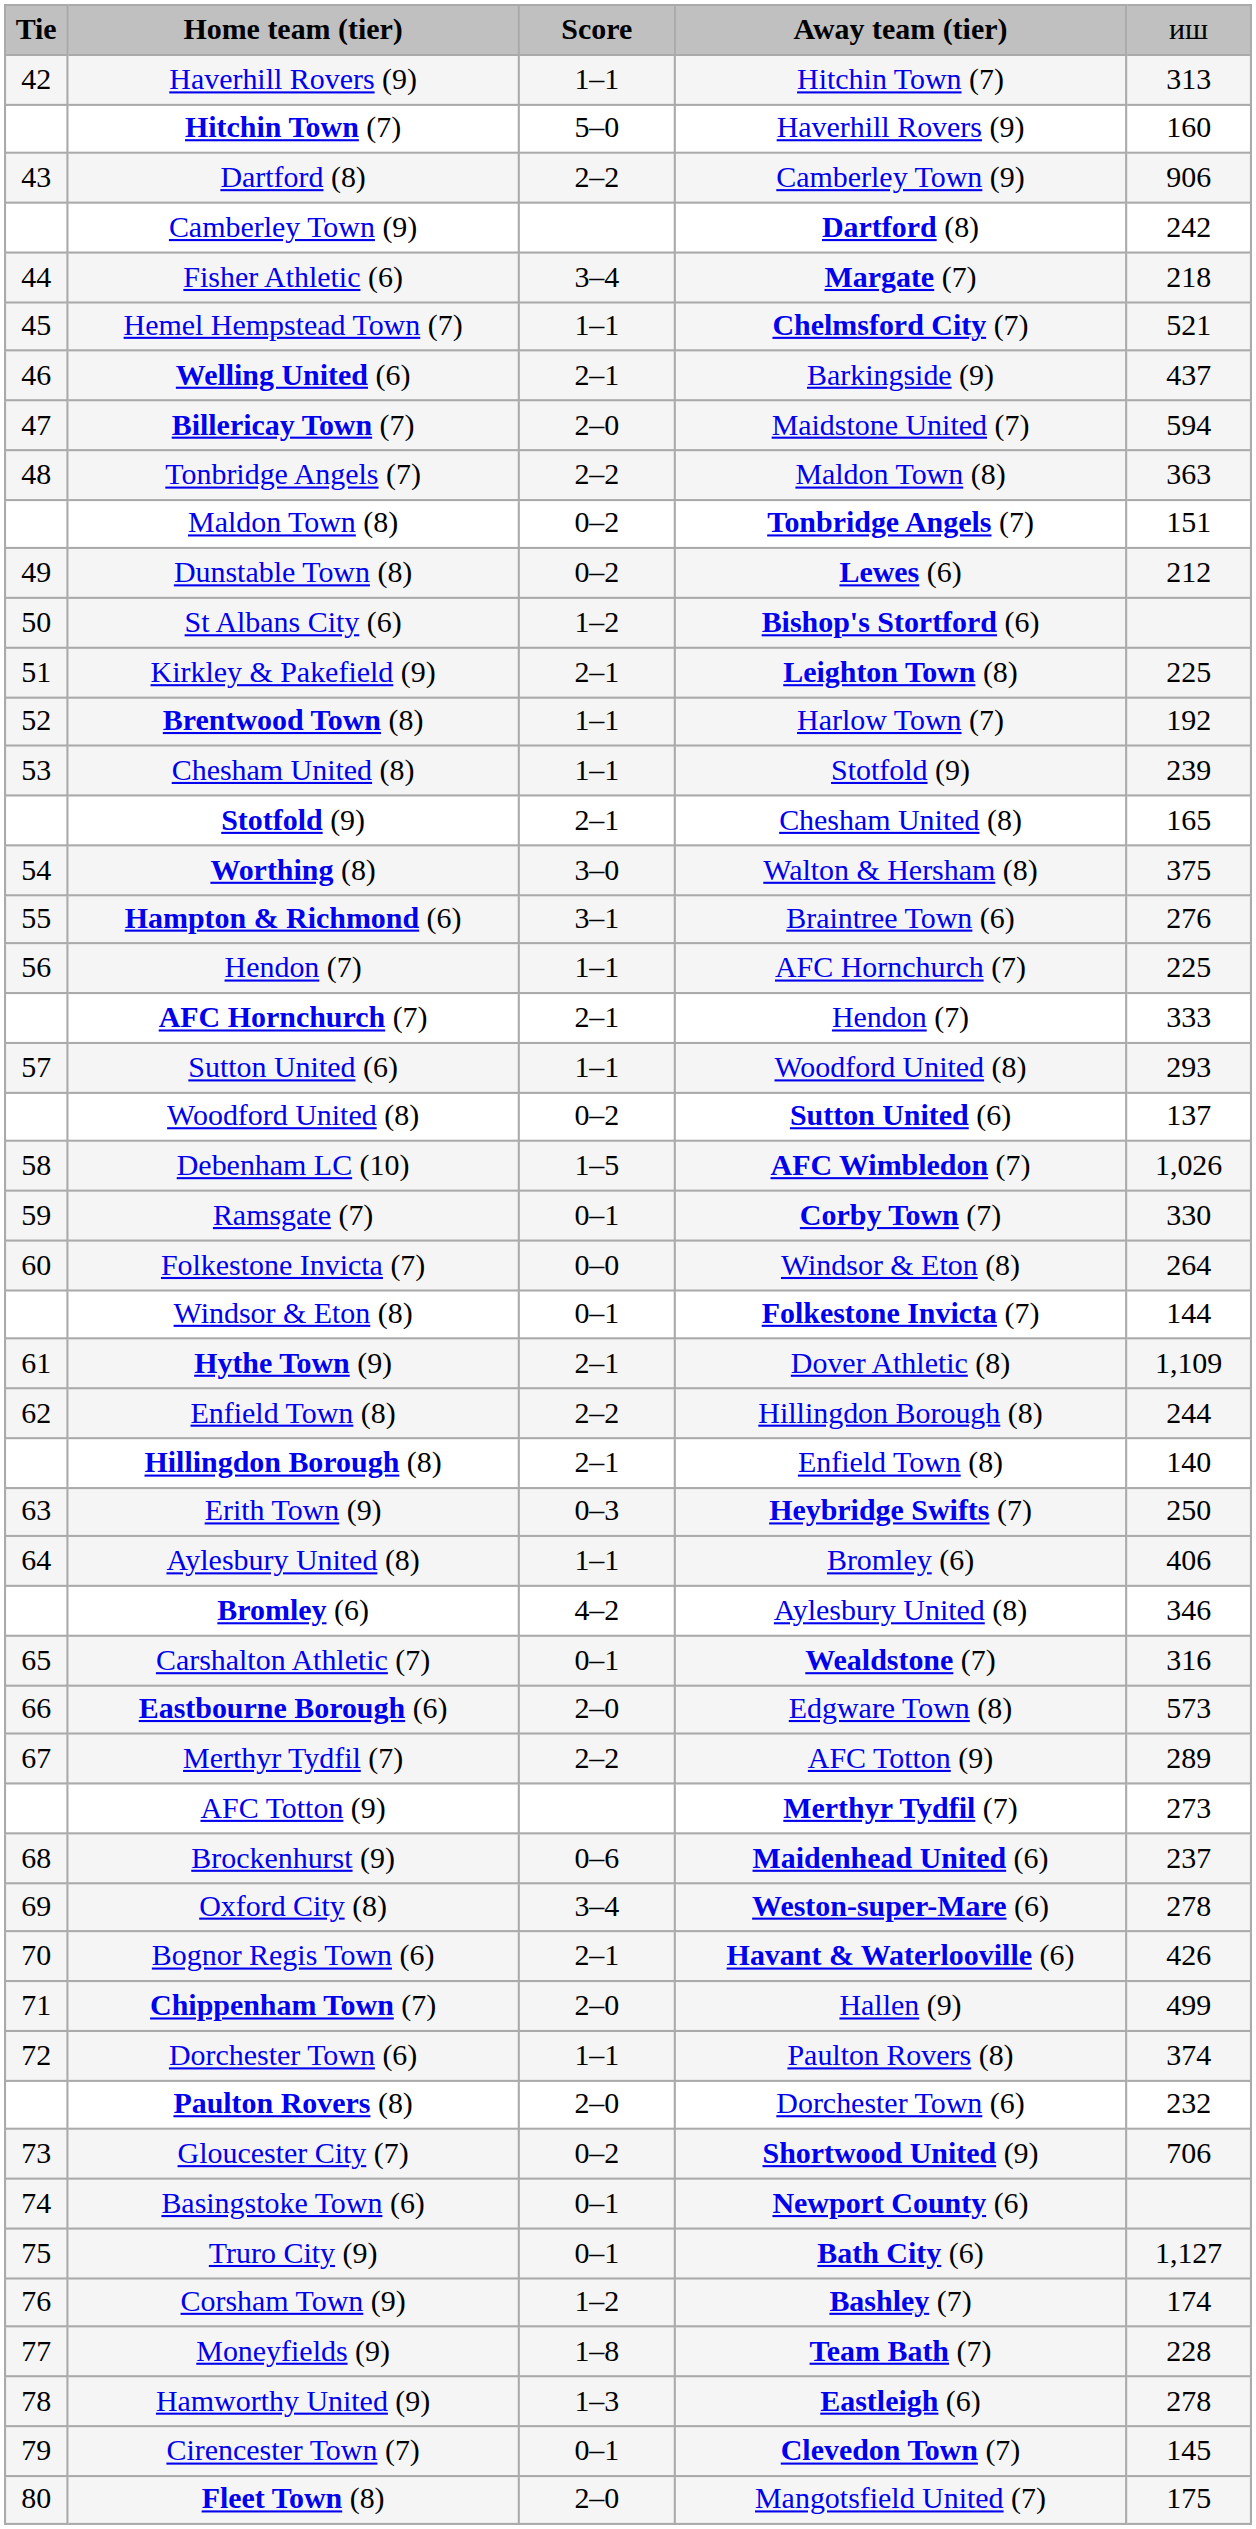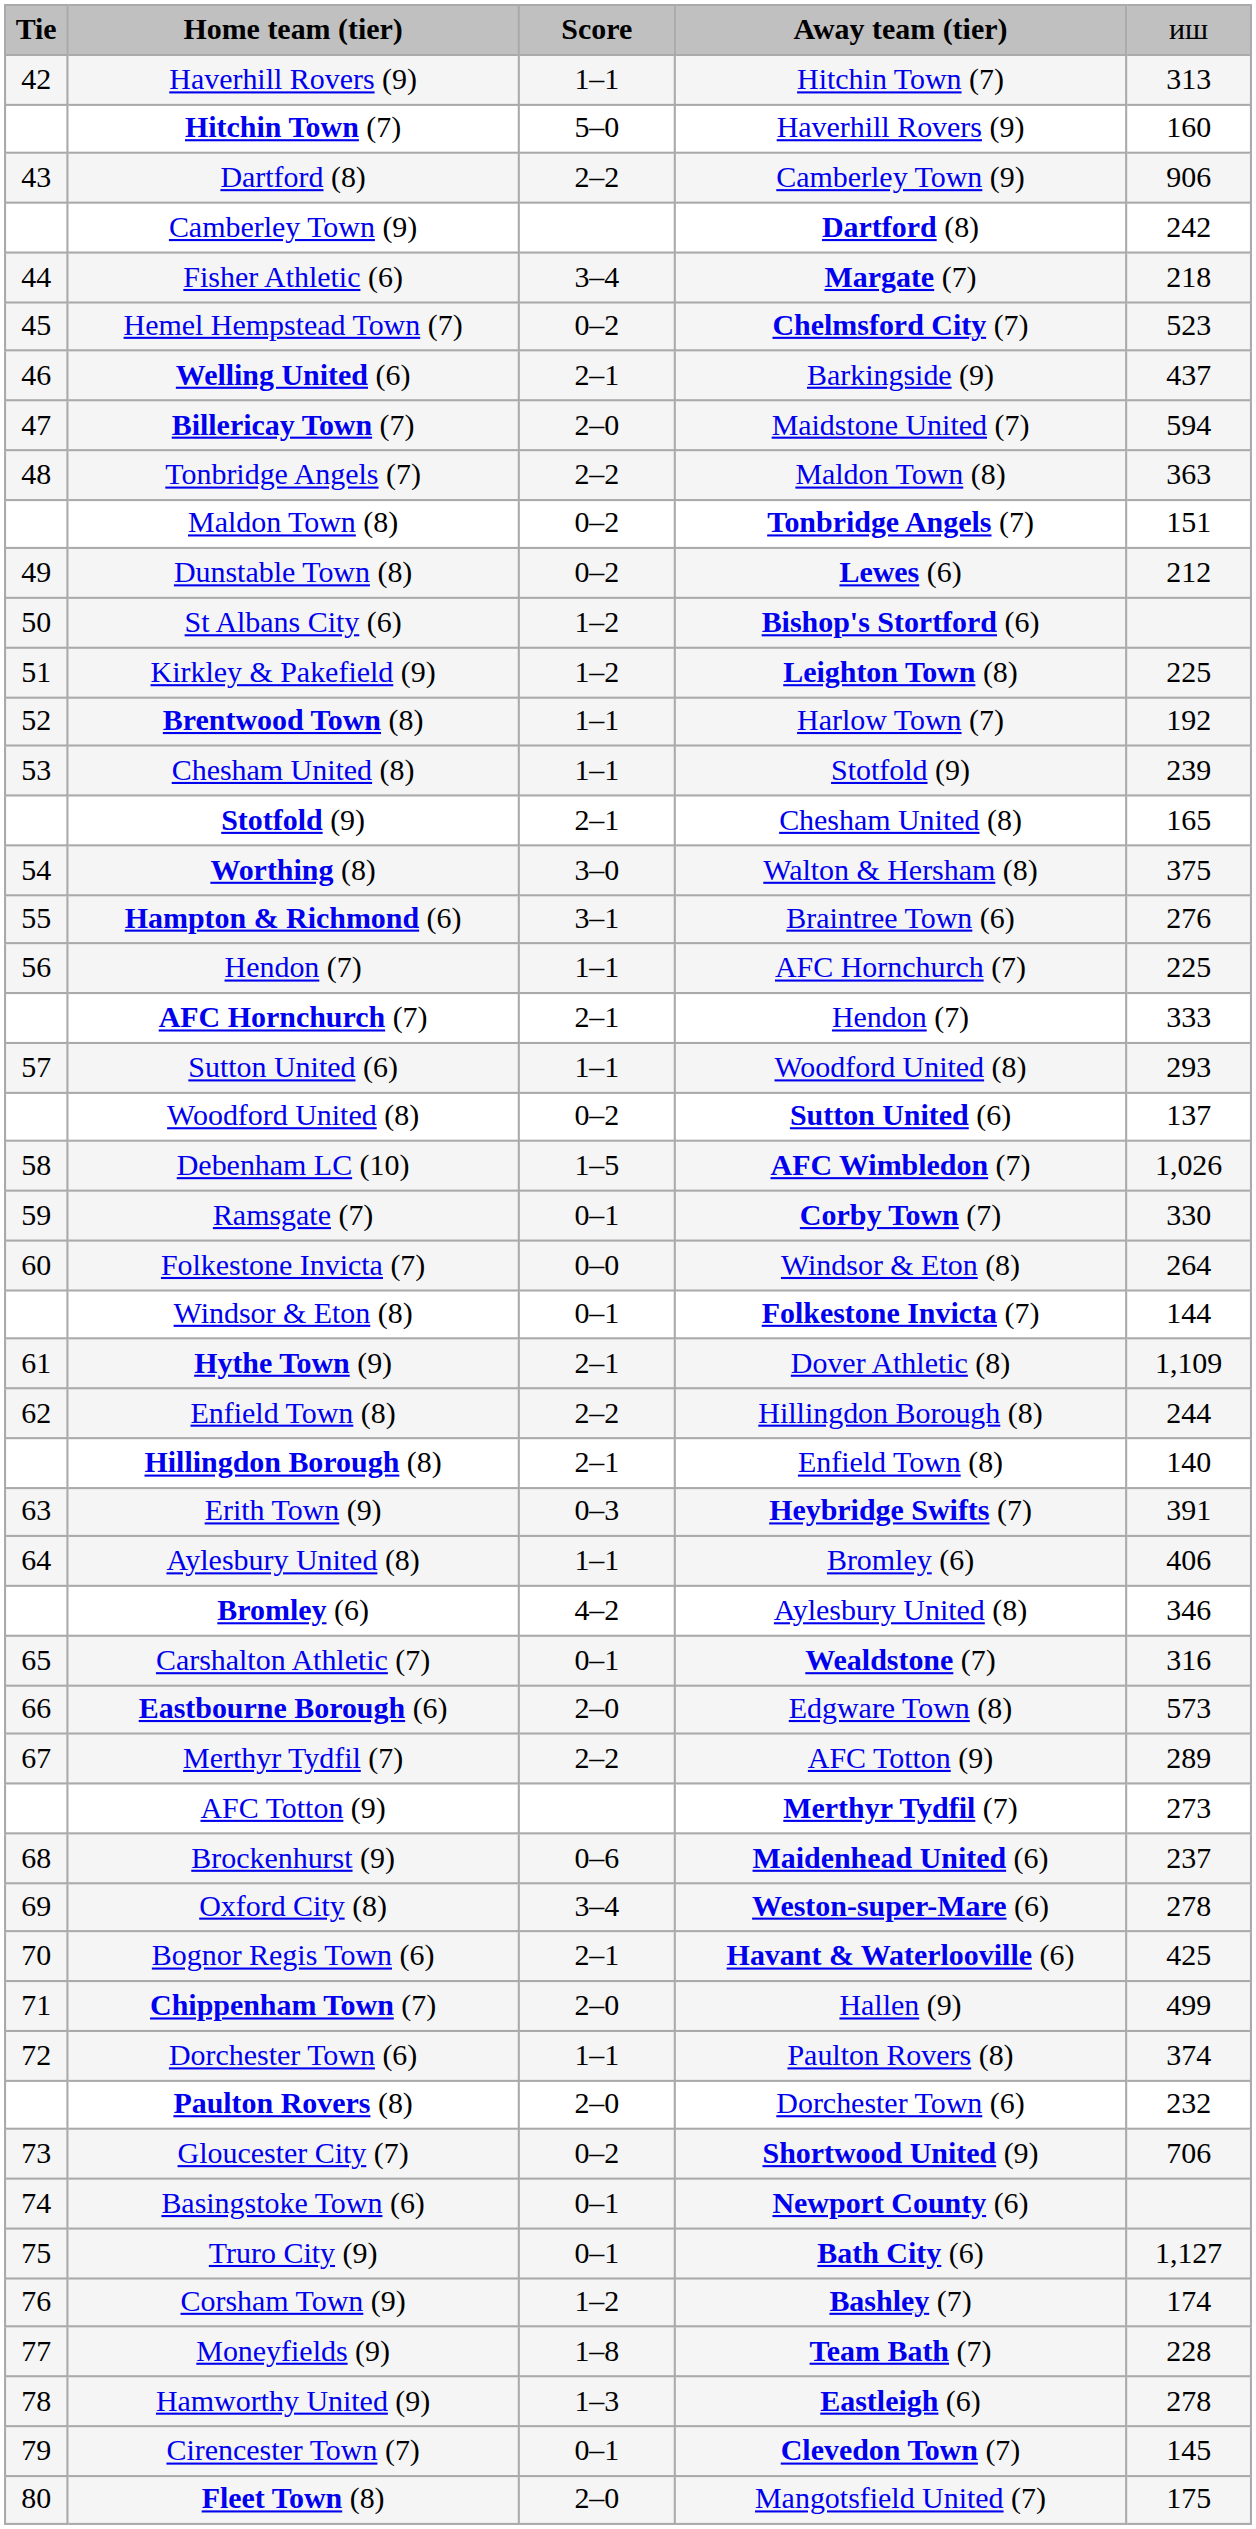(597, 325) 1–1 -> (597, 325) 0–2
(1189, 325) 521 -> (1189, 325) 523
(597, 671) 2–1 -> (597, 671) 1–2
(1189, 1511) 250 -> (1189, 1511) 391
(1189, 1956) 426 -> (1189, 1956) 425
